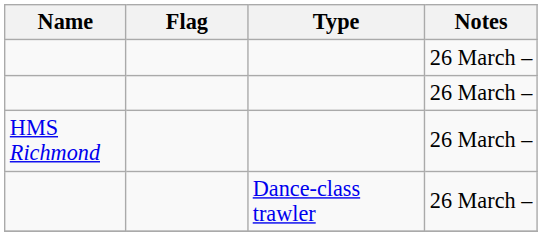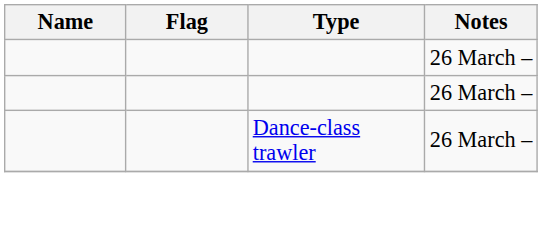- row: (55, 140)
